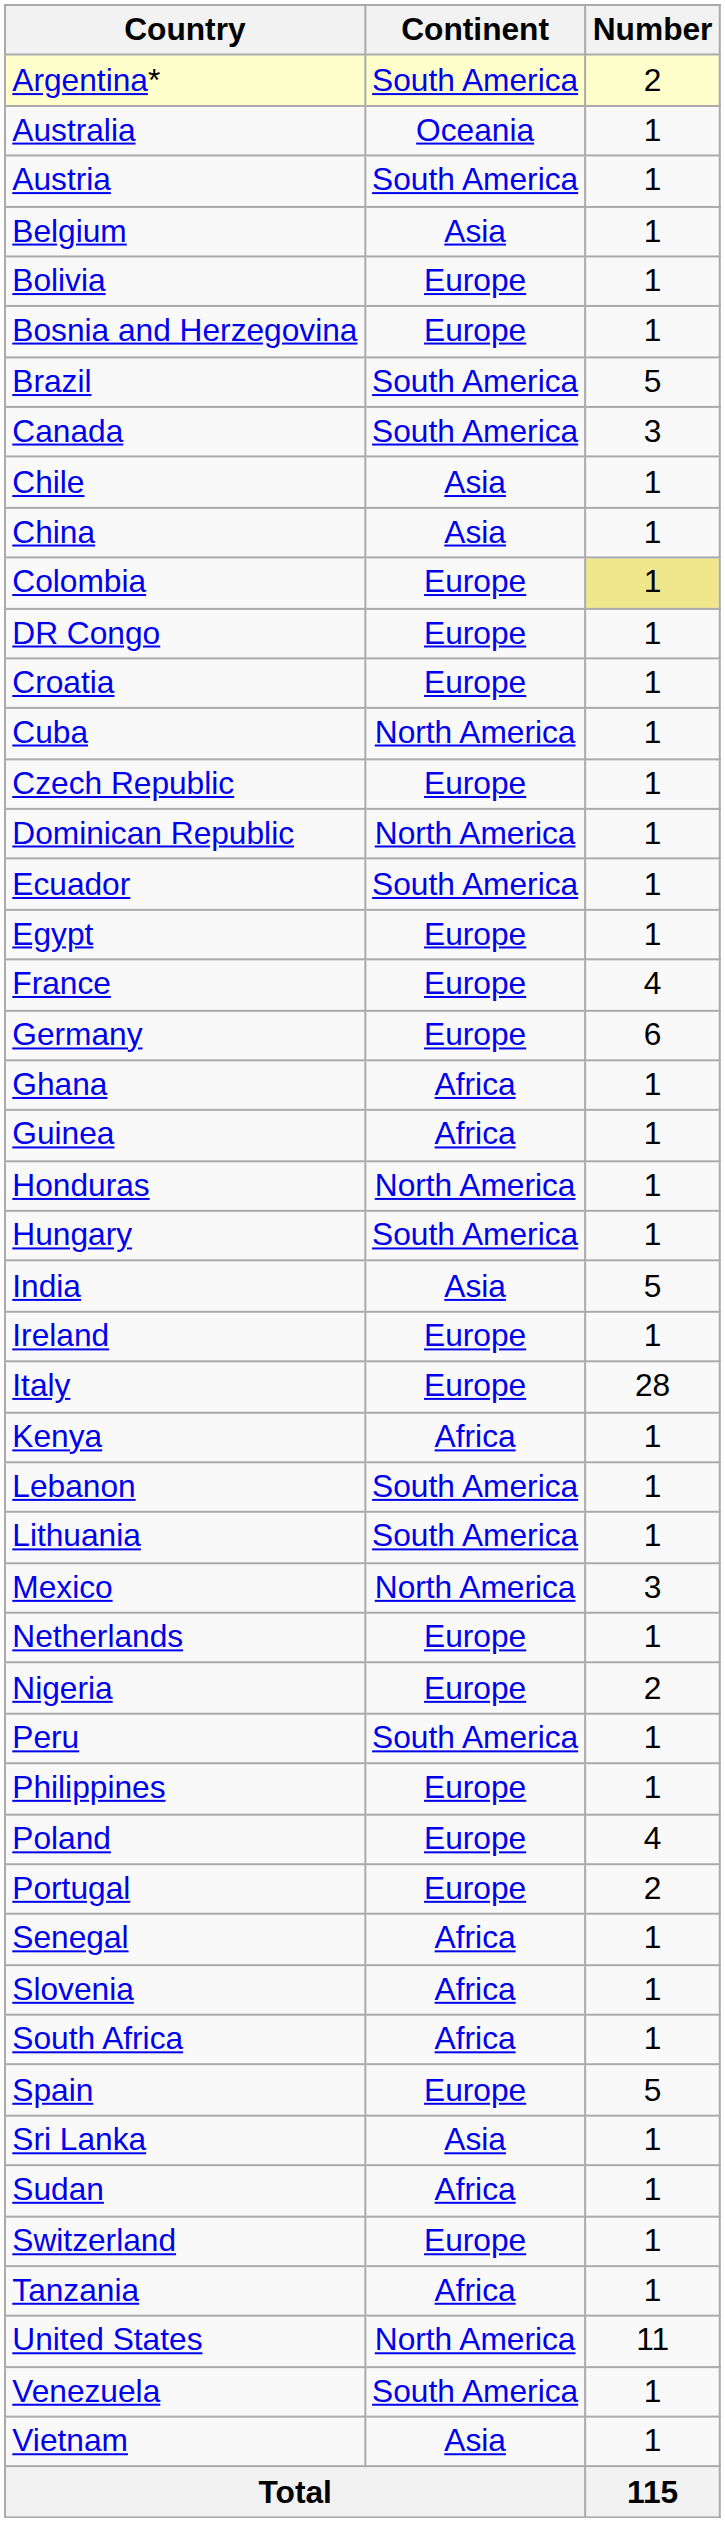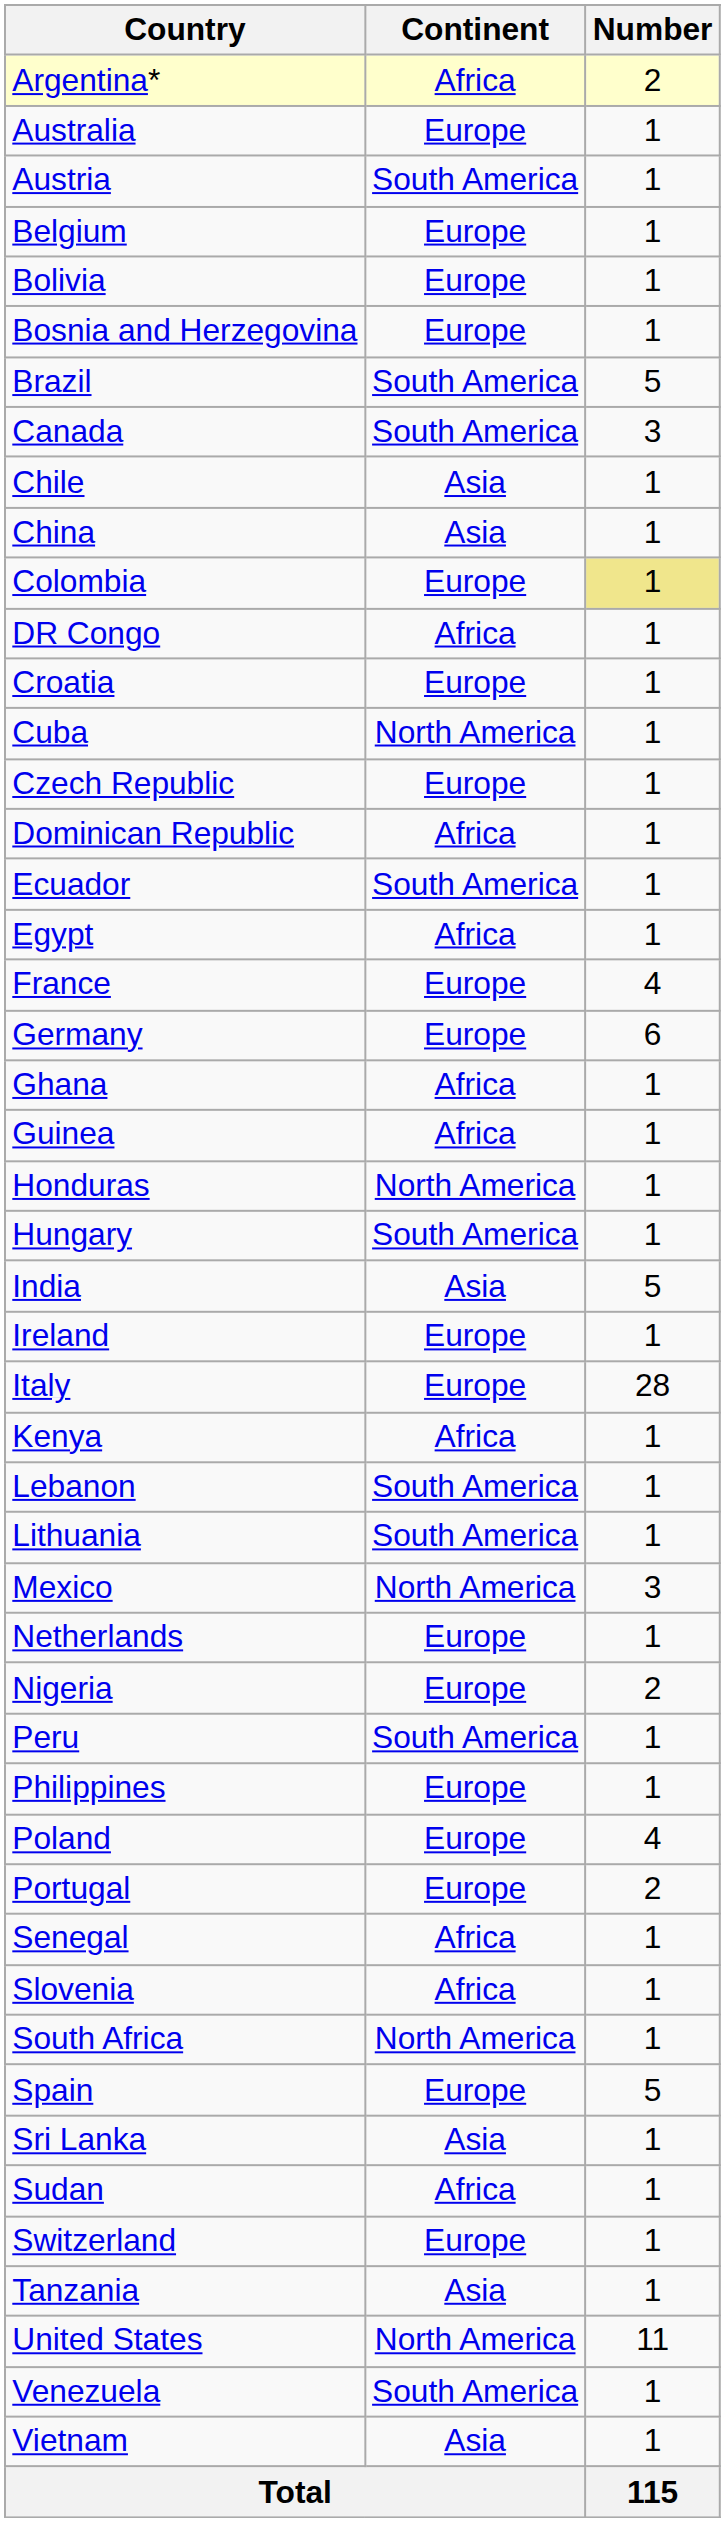(475, 79) South America -> (475, 79) Africa
(475, 130) Oceania -> (475, 130) Europe
(475, 230) Asia -> (475, 230) Europe
(475, 632) Europe -> (475, 632) Africa
(475, 833) North America -> (475, 833) Africa
(475, 933) Europe -> (475, 933) Africa
(475, 2039) Africa -> (475, 2039) North America
(475, 2290) Africa -> (475, 2290) Asia
